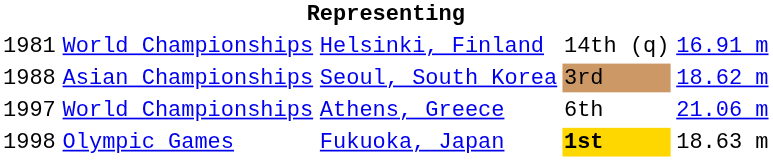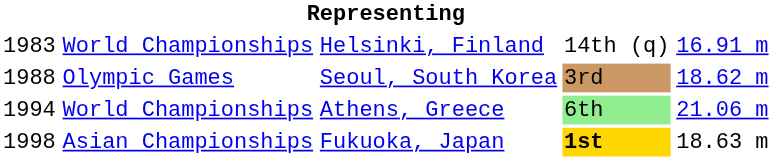(29, 46) 1981 -> (29, 46) 1983
(188, 78) Asian Championships -> (148, 78) Olympic Games
(29, 110) 1997 -> (29, 110) 1994
(584, 110) no background -> (584, 110) lightgreen background
(148, 142) Olympic Games -> (188, 142) Asian Championships
